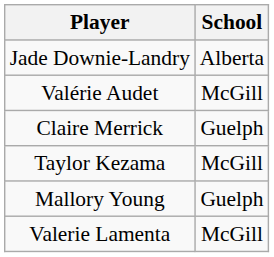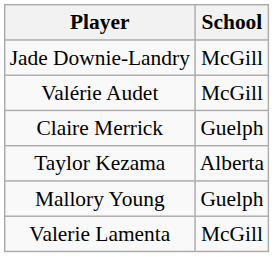(232, 57) Alberta -> (232, 57) McGill
(232, 163) McGill -> (232, 163) Alberta
